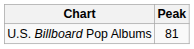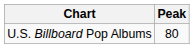(172, 33) 81 -> (172, 33) 80
